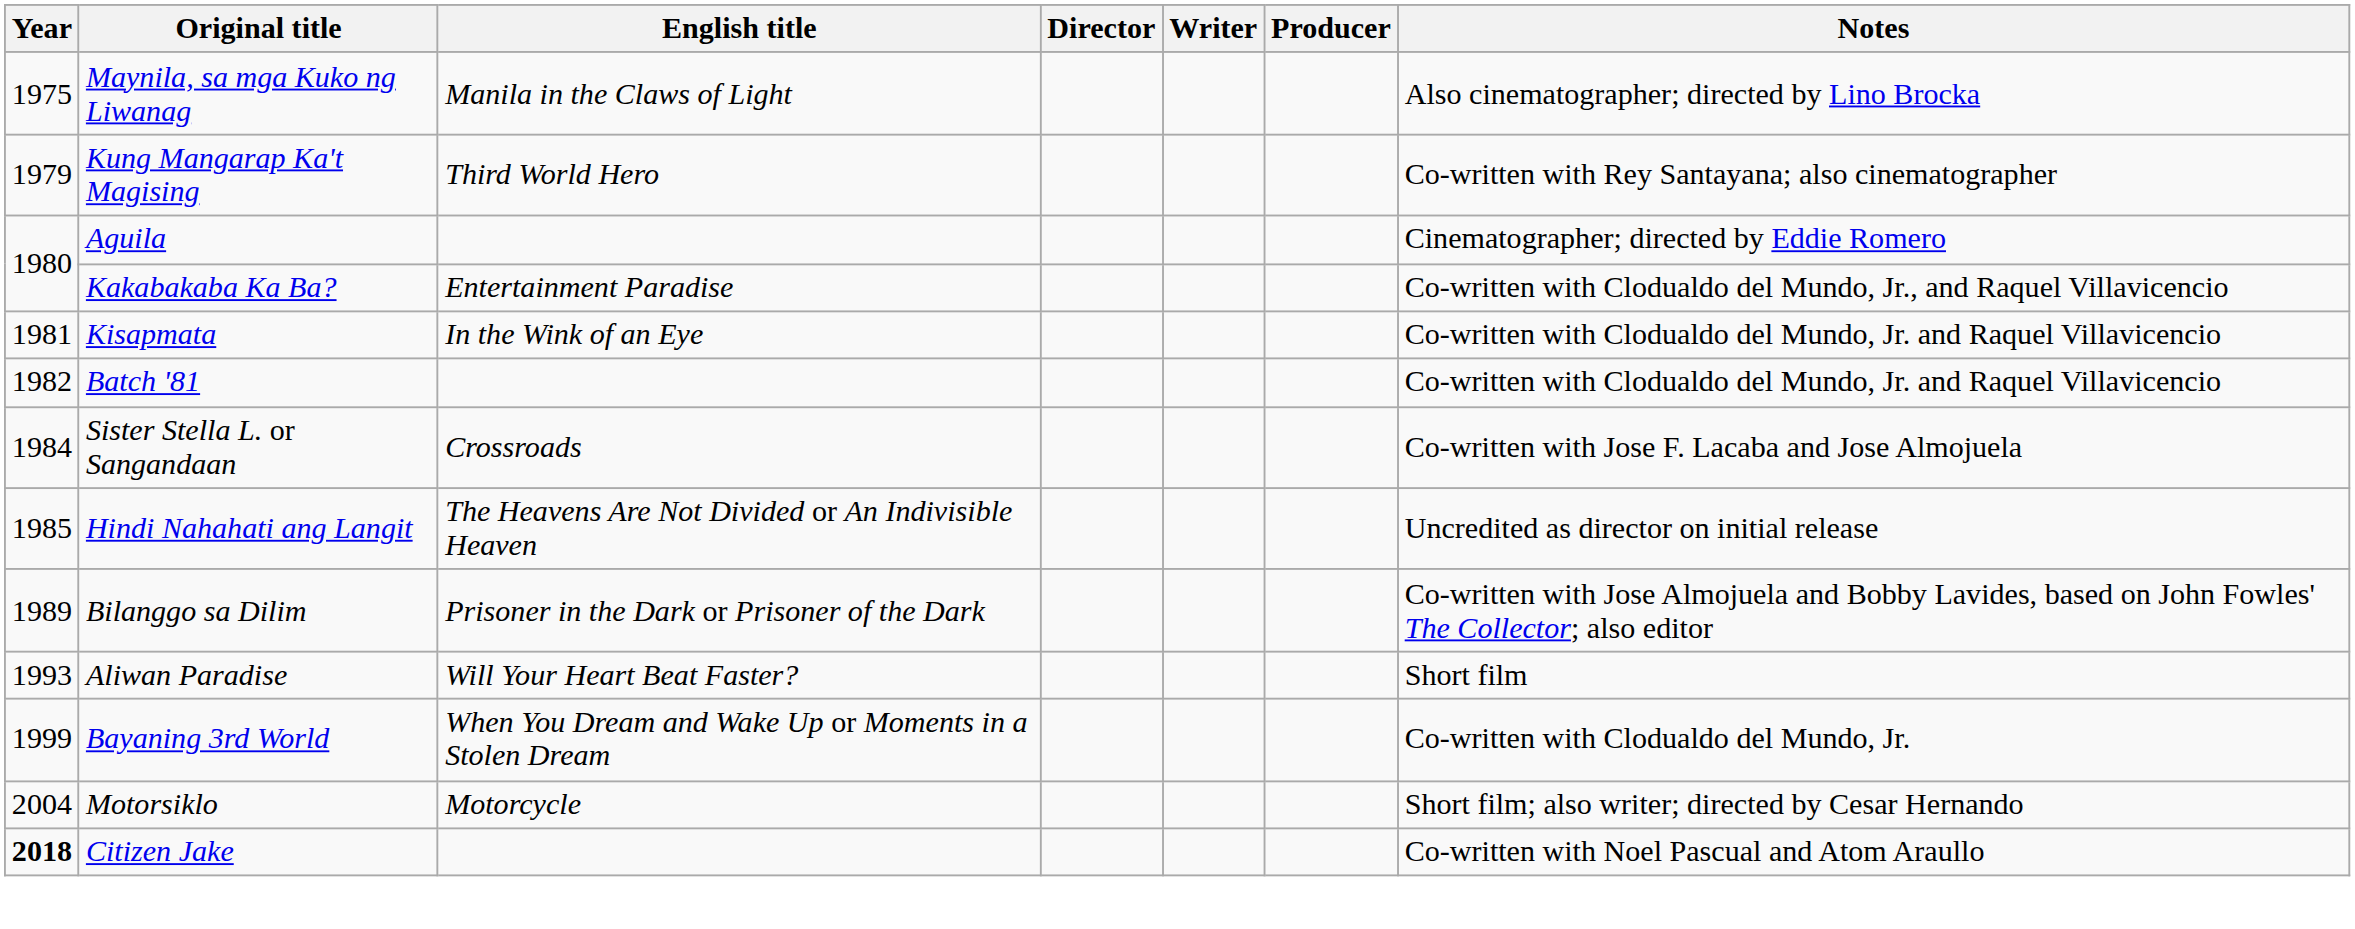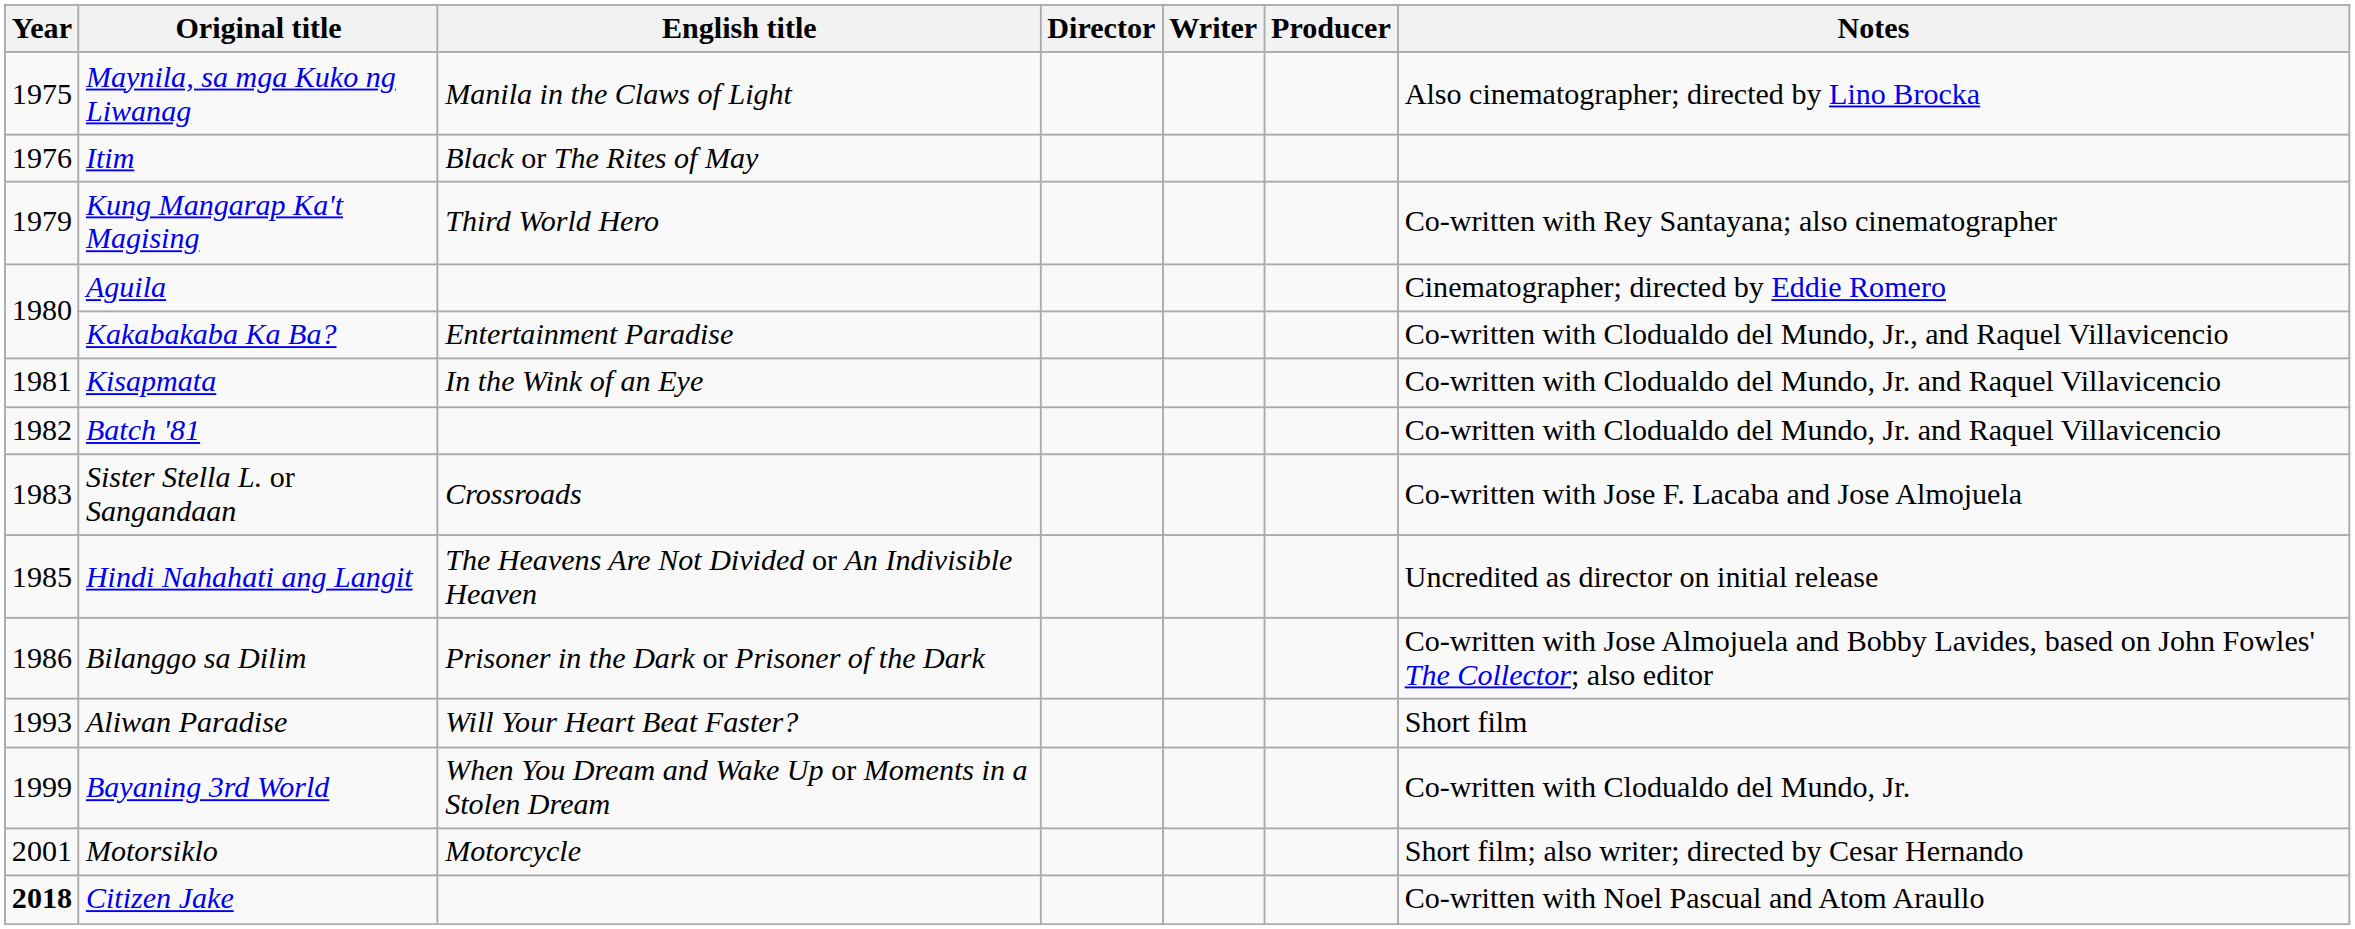+ row: (110, 157)
(42, 446) 1984 -> (42, 494) 1983
(42, 609) 1989 -> (42, 657) 1986
(42, 803) 2004 -> (42, 851) 2001
